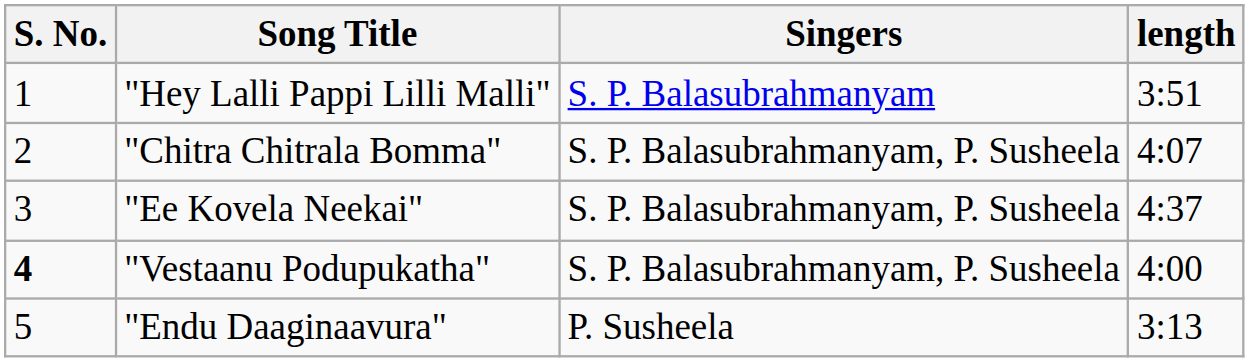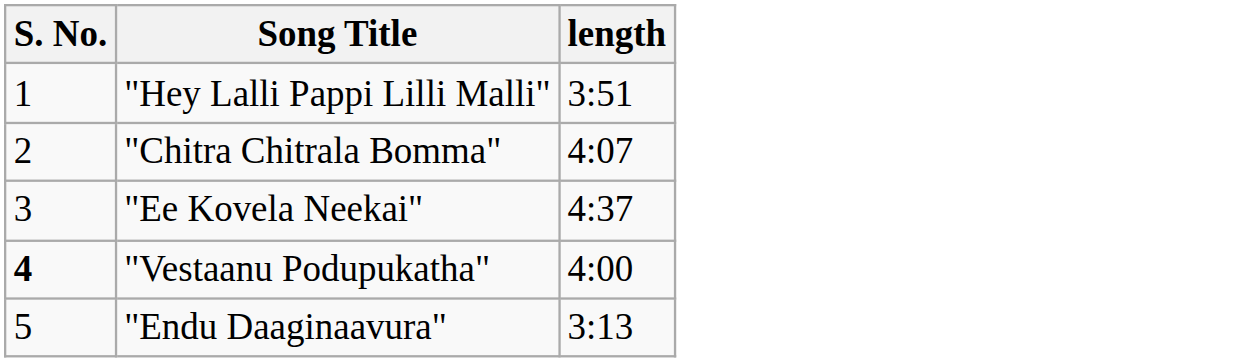- column: (844, 33)
